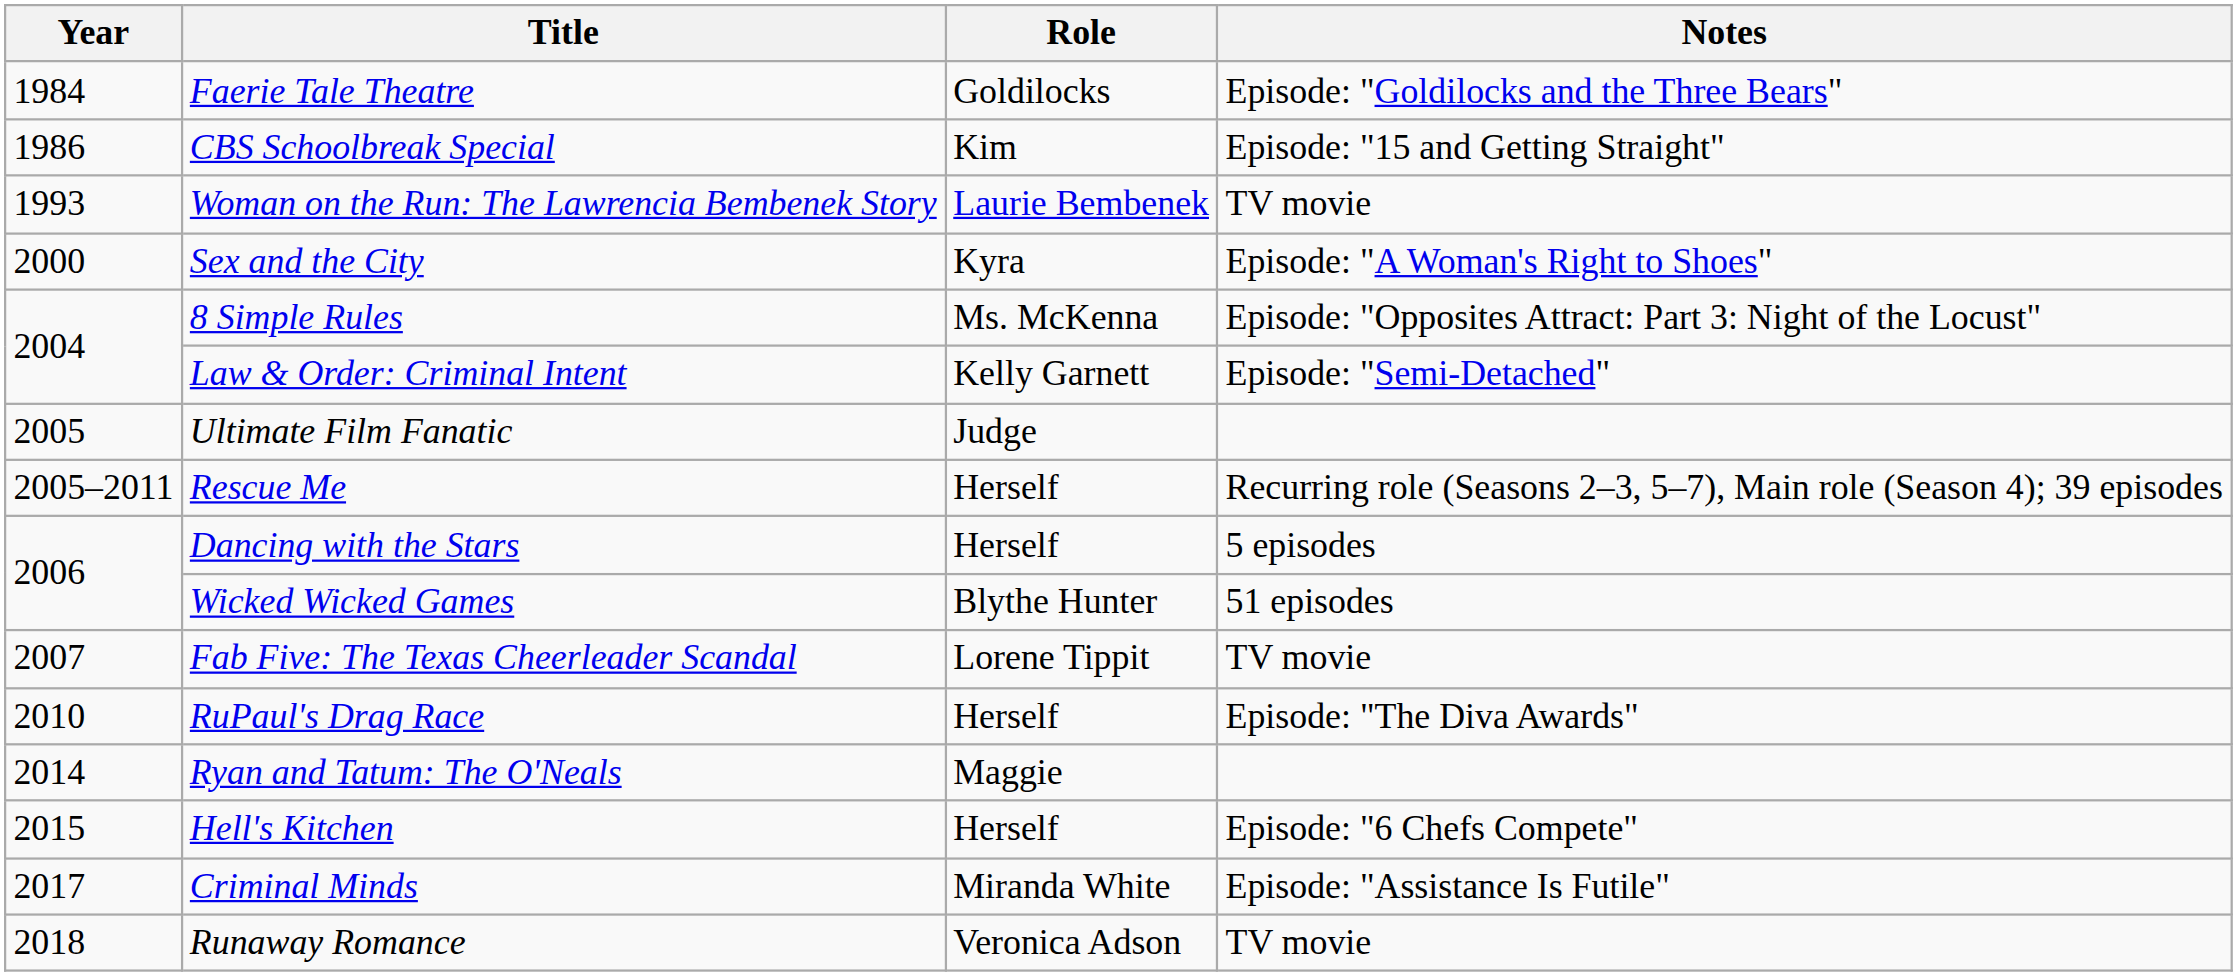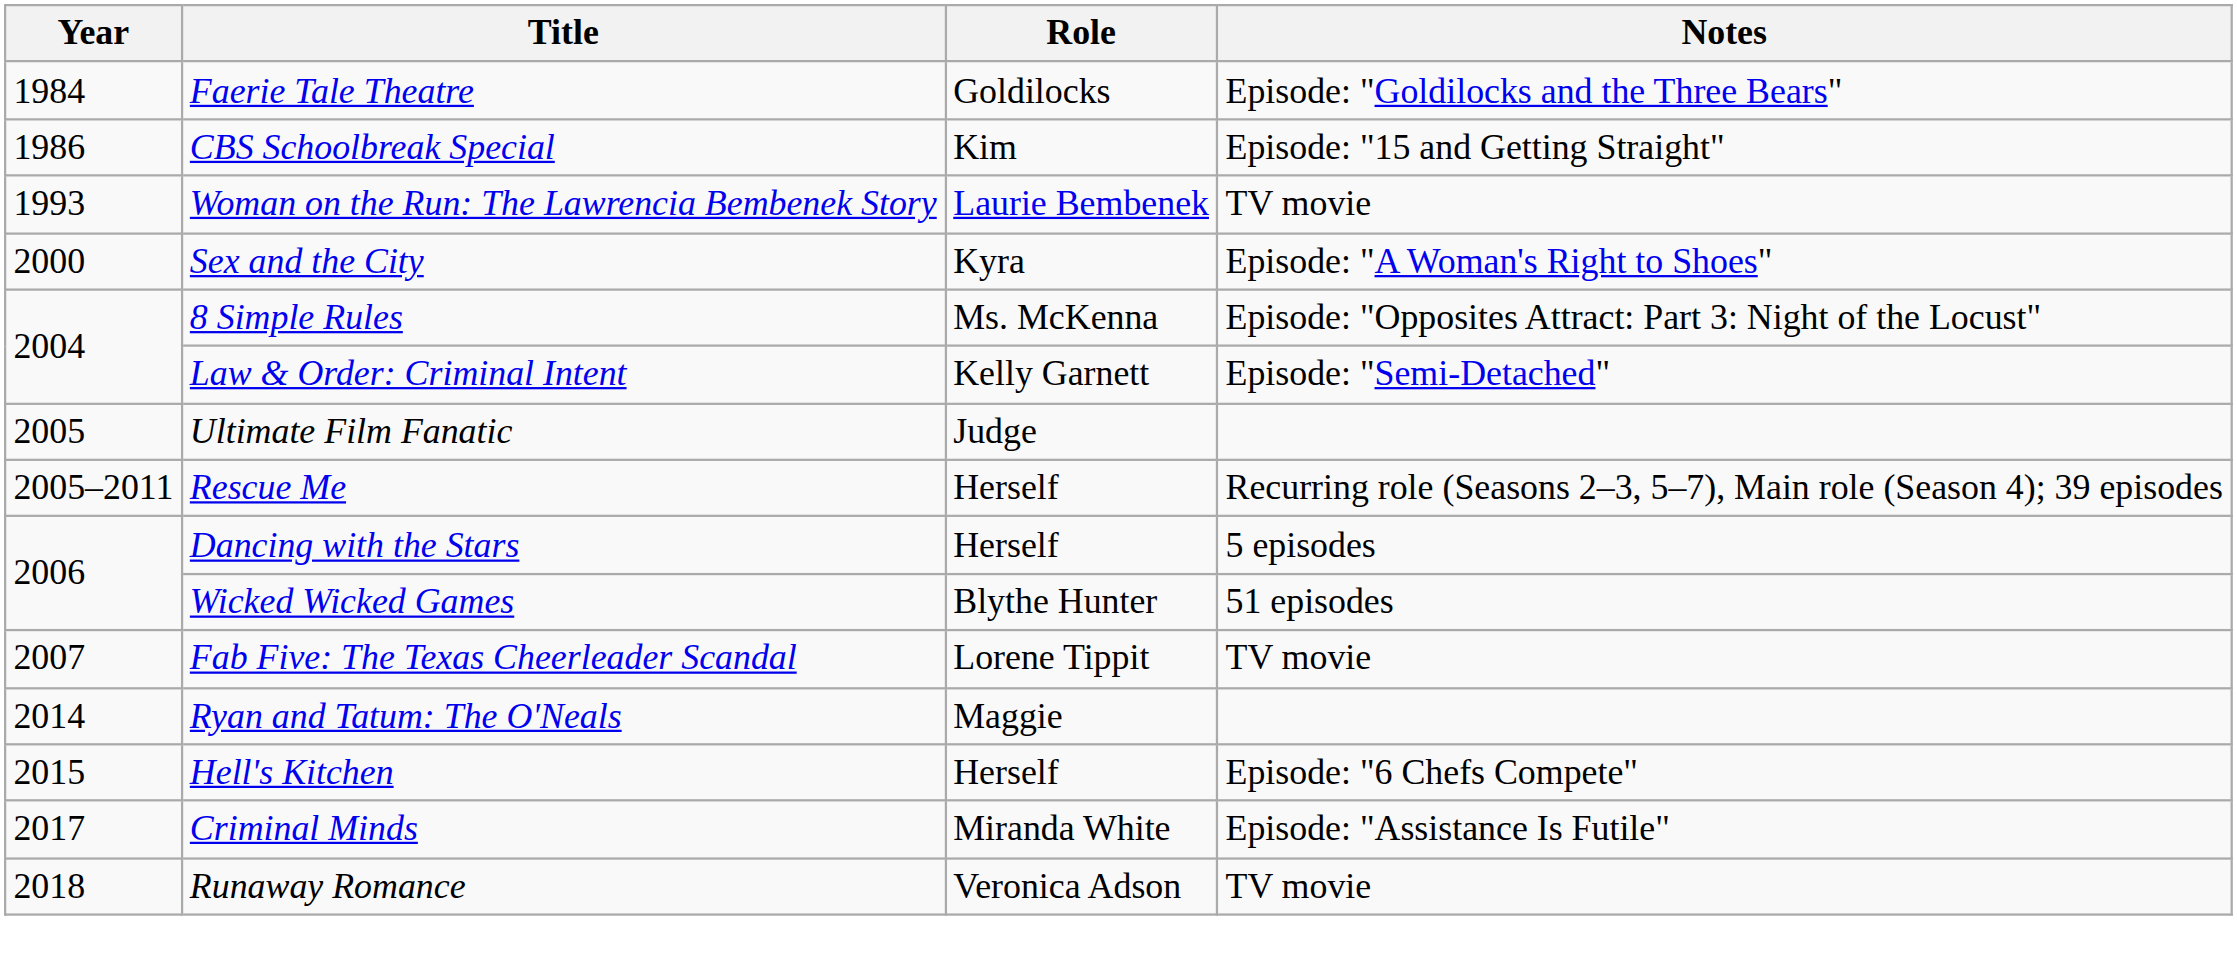- row: (337, 715)
